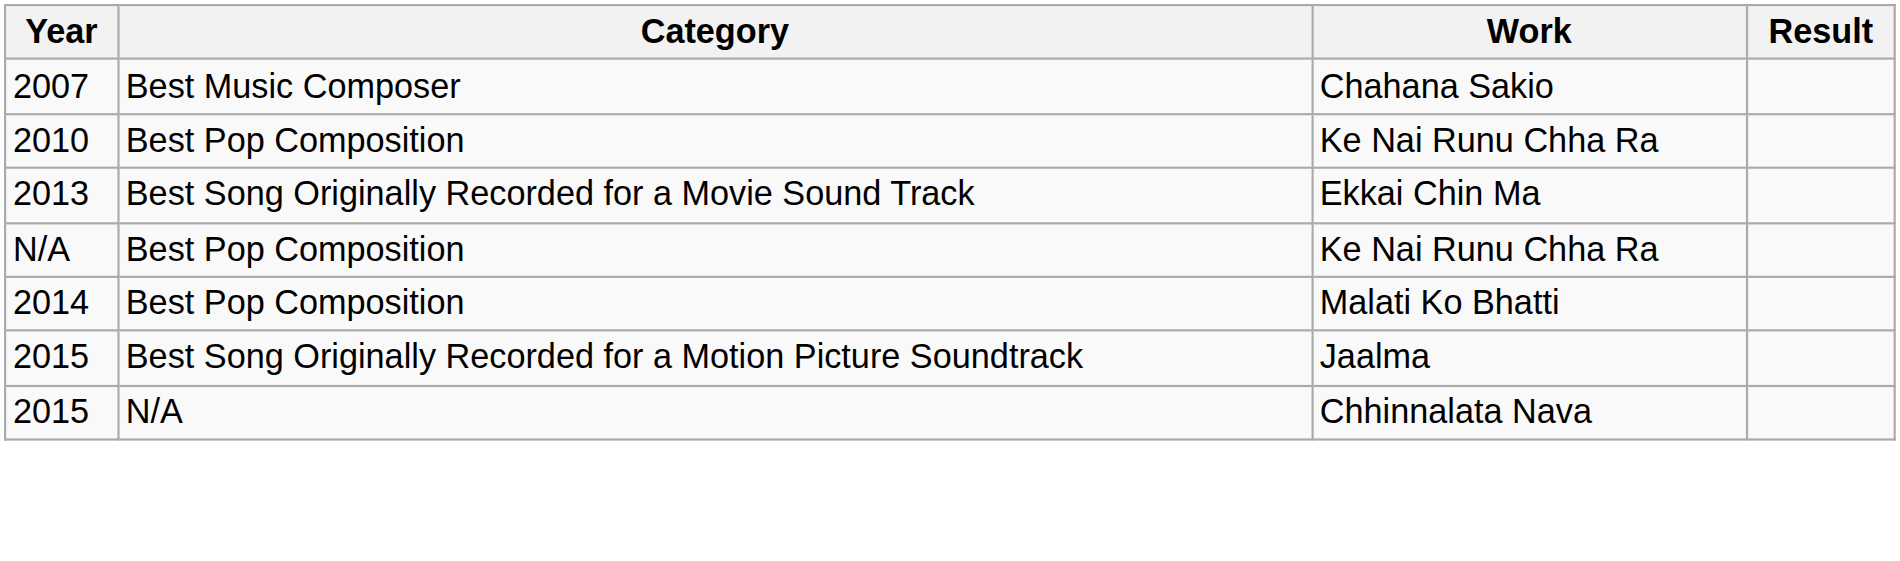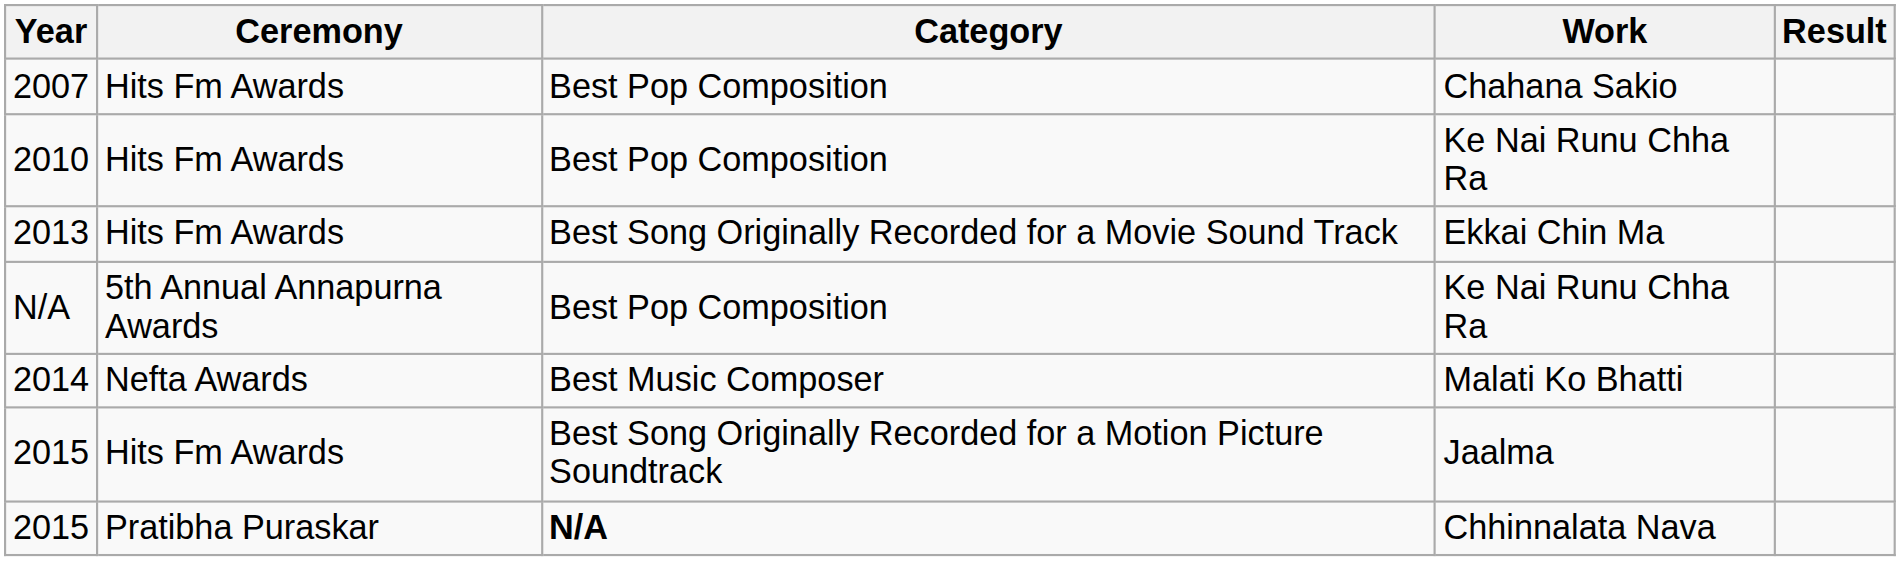+ column: (319, 31)
(293, 85) Best Music Composer -> (718, 85) Best Pop Composition
(295, 303) Best Pop Composition -> (717, 380) Best Music Composer
(154, 411) normal -> (579, 527) bold
